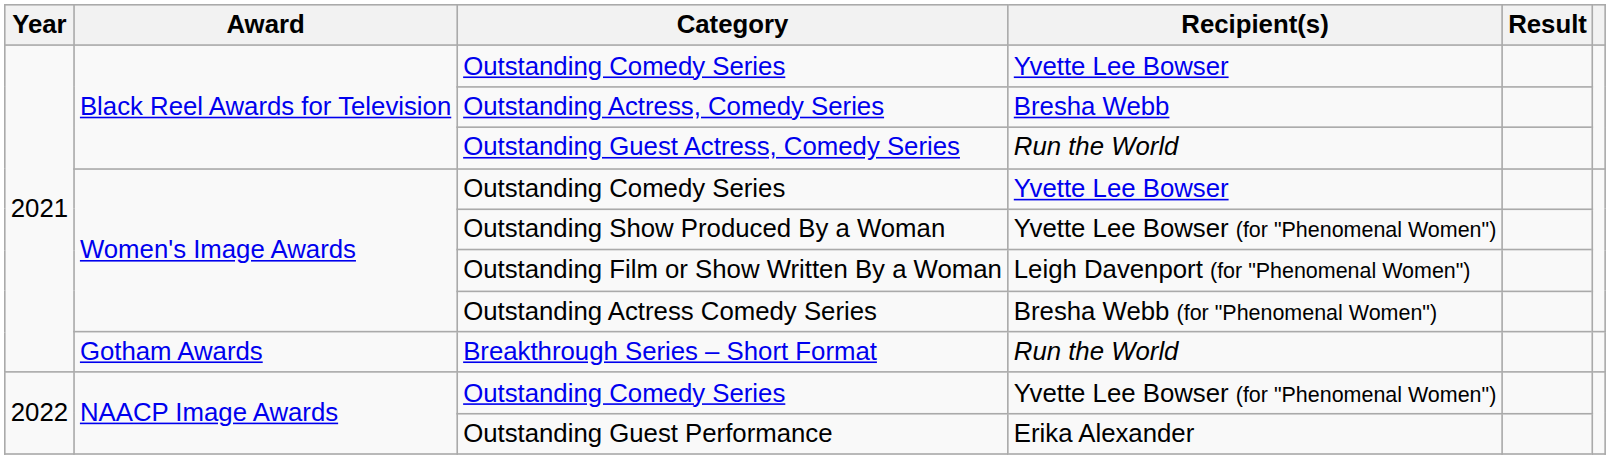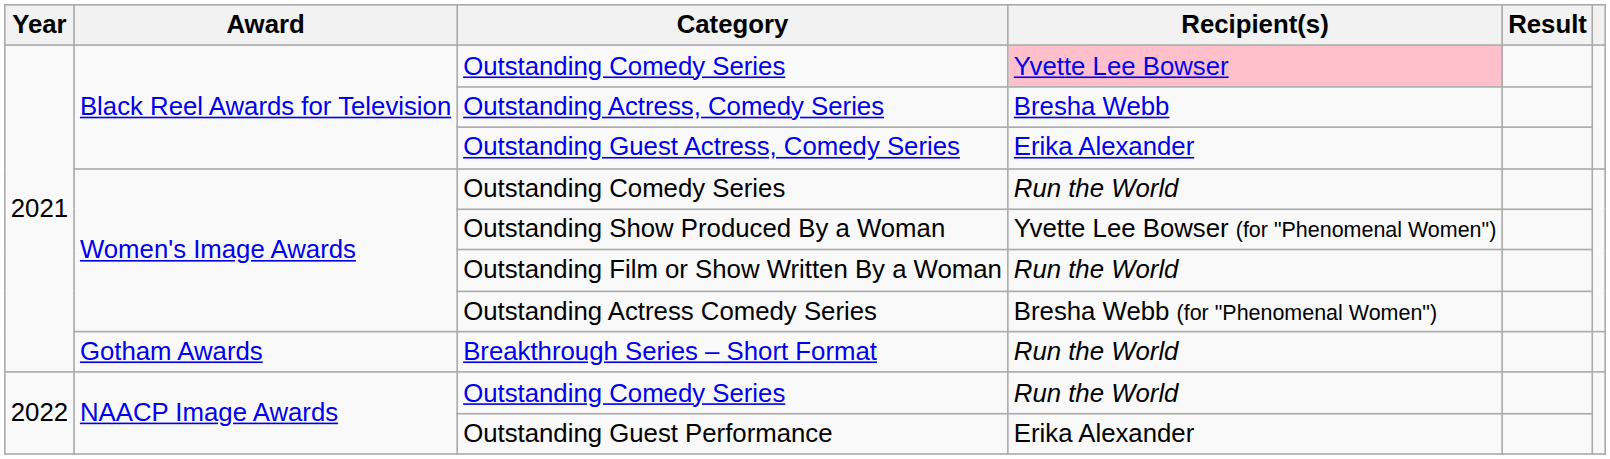(1121, 65) no background -> (1121, 65) pink background
(1096, 147) Run the World -> (1104, 147) Erika Alexander
(1121, 188) Yvette Lee Bowser -> (1096, 188) Run the World
(1242, 270) Leigh Davenport (for "Phenomenal Women") -> (1096, 270) Run the World
(1255, 392) Yvette Lee Bowser (for "Phenomenal Women") -> (1096, 392) Run the World
